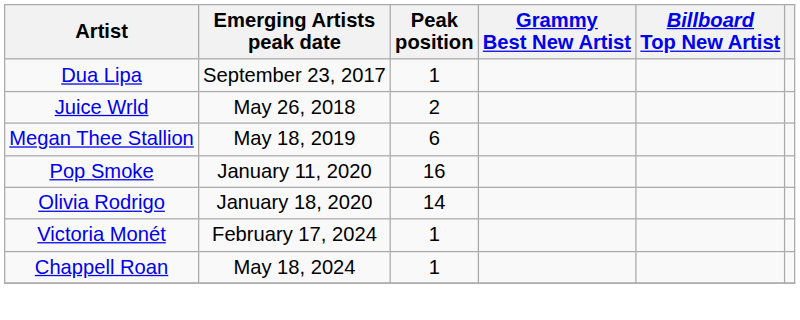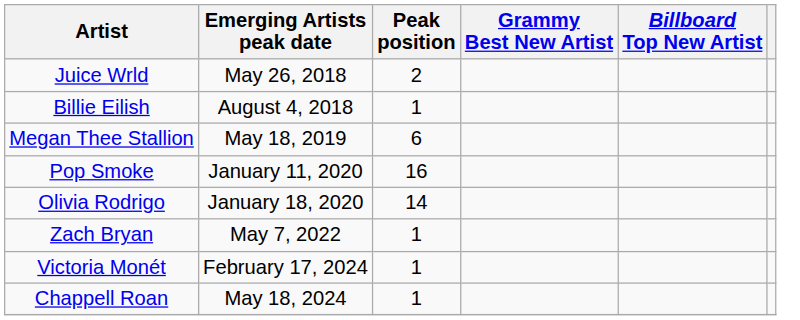- row: (102, 75)
+ row: (102, 107)
+ row: (102, 235)
